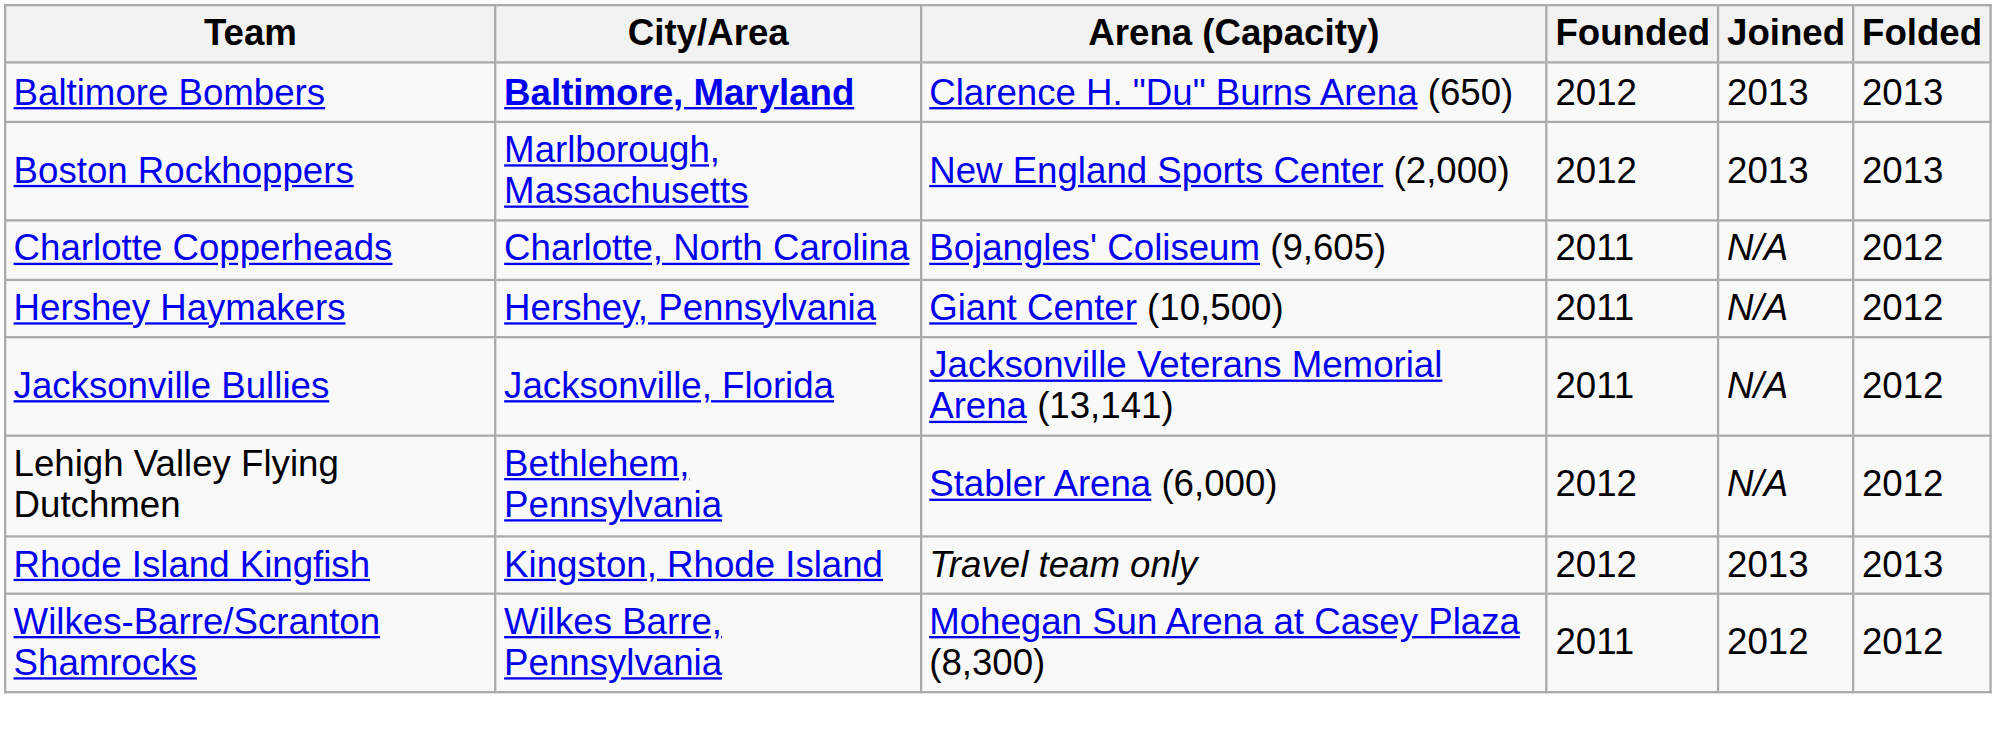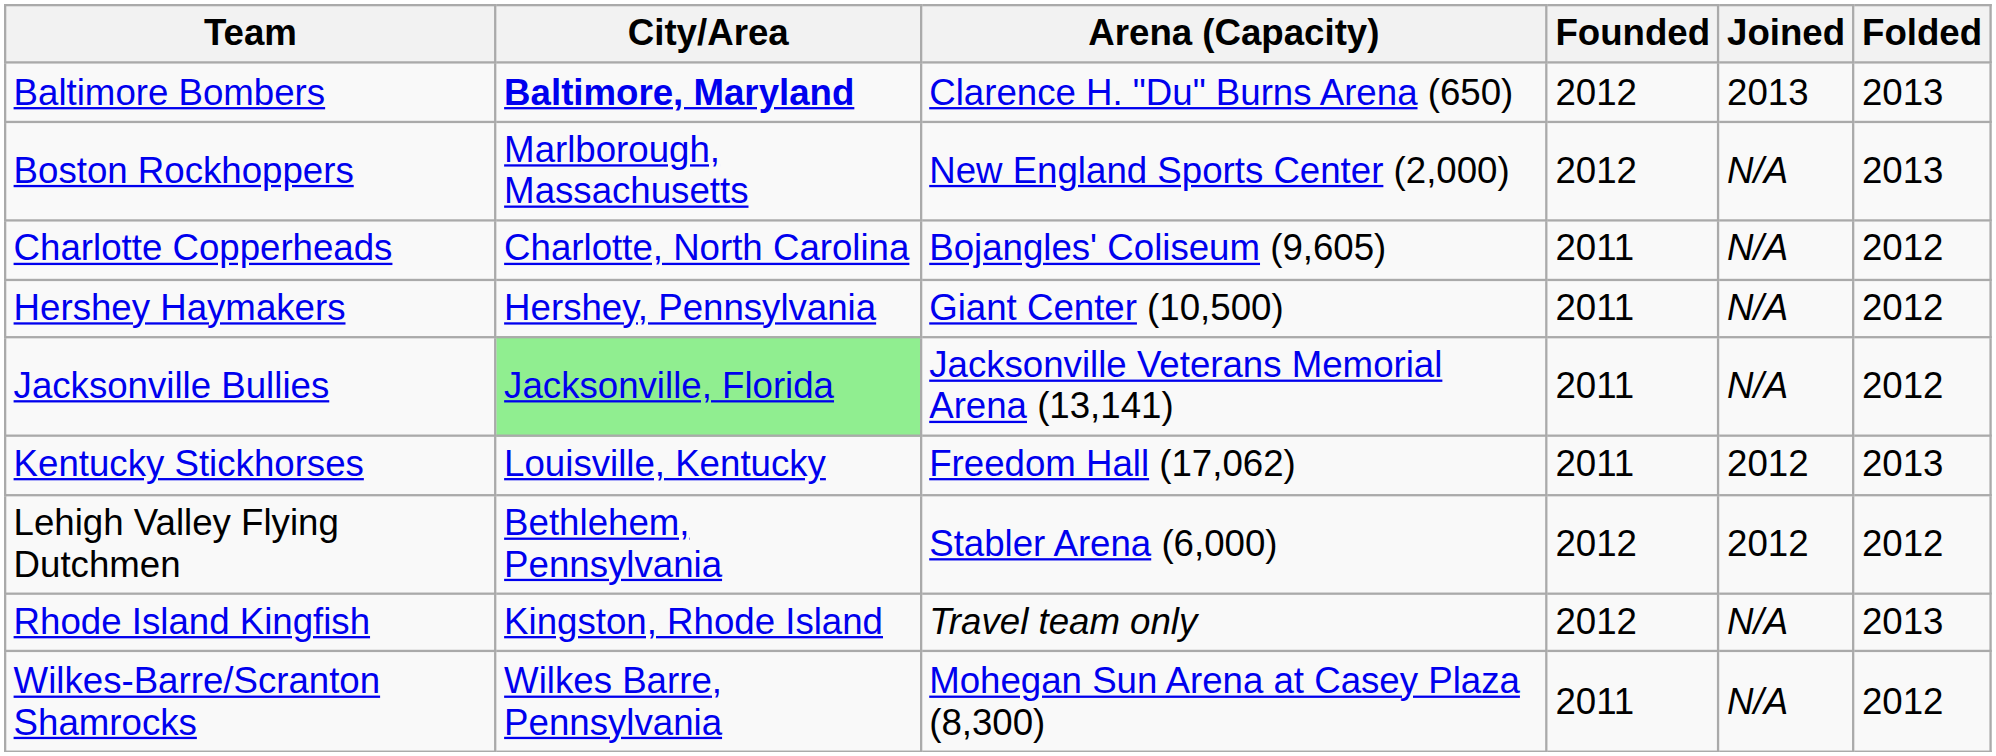(1768, 170) 2013 -> (1758, 170) N/A
(669, 385) no background -> (669, 385) lightgreen background
+ row: (189, 464)
(1758, 485) N/A -> (1768, 543) 2012
(1768, 563) 2013 -> (1758, 622) N/A
(1768, 642) 2012 -> (1758, 700) N/A
